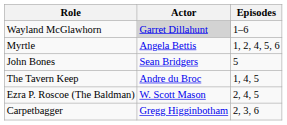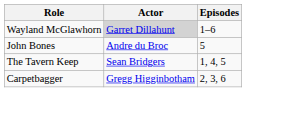- row: (21, 45)
(169, 62) Sean Bridgers -> (137, 45) Andre du Broc
(170, 78) Andre du Broc -> (136, 62) Sean Bridgers
- row: (71, 95)
